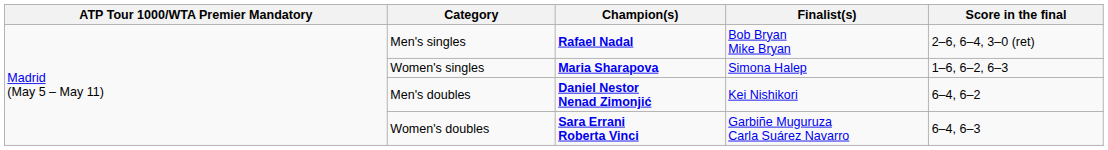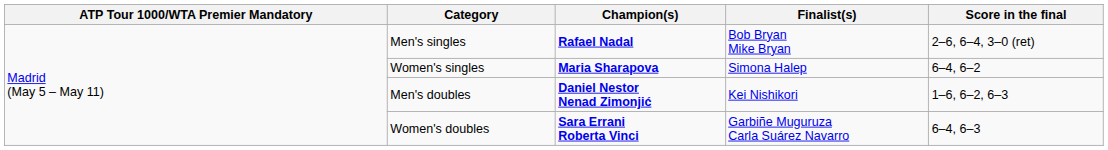(970, 68) 1–6, 6–2, 6–3 -> (956, 68) 6–4, 6–2
(956, 95) 6–4, 6–2 -> (970, 95) 1–6, 6–2, 6–3
